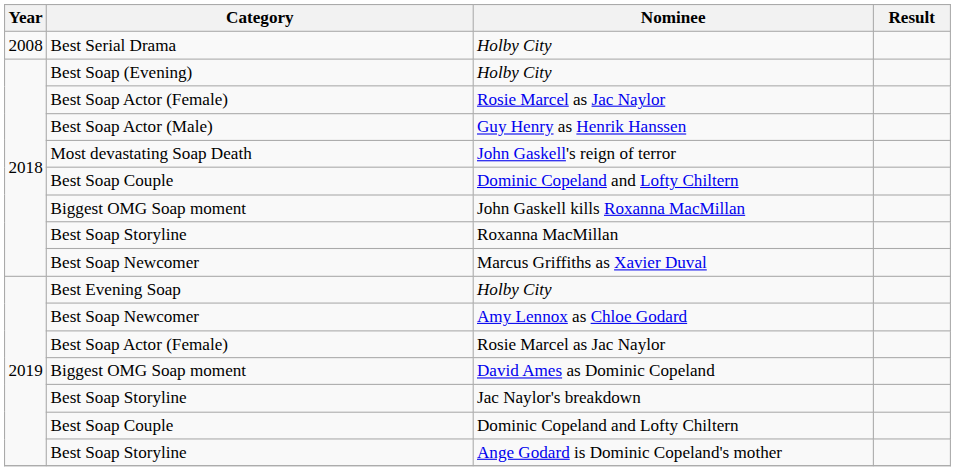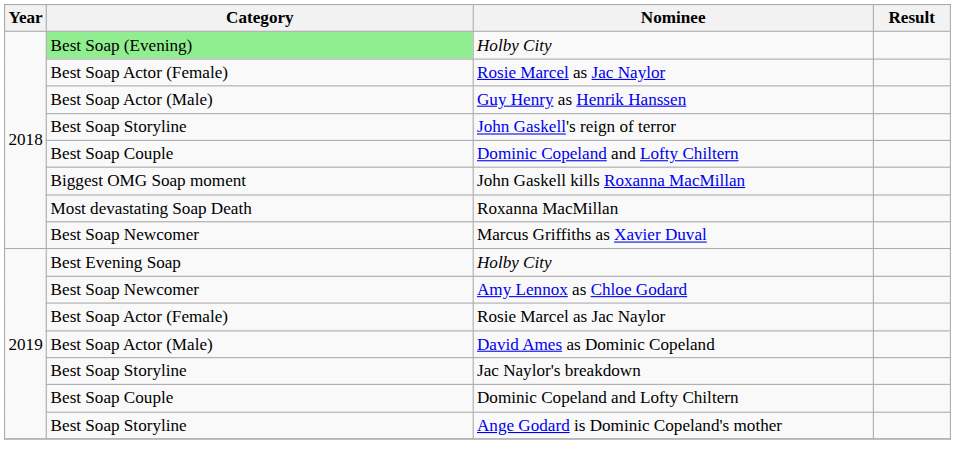- row: (26, 45)
(121, 72) no background -> (121, 45) lightgreen background
(151, 153) Most devastating Soap Death -> (119, 126) Best Soap Storyline
(119, 235) Best Soap Storyline -> (151, 208) Most devastating Soap Death
(148, 371) Biggest OMG Soap moment -> (132, 343) Best Soap Actor (Male)
